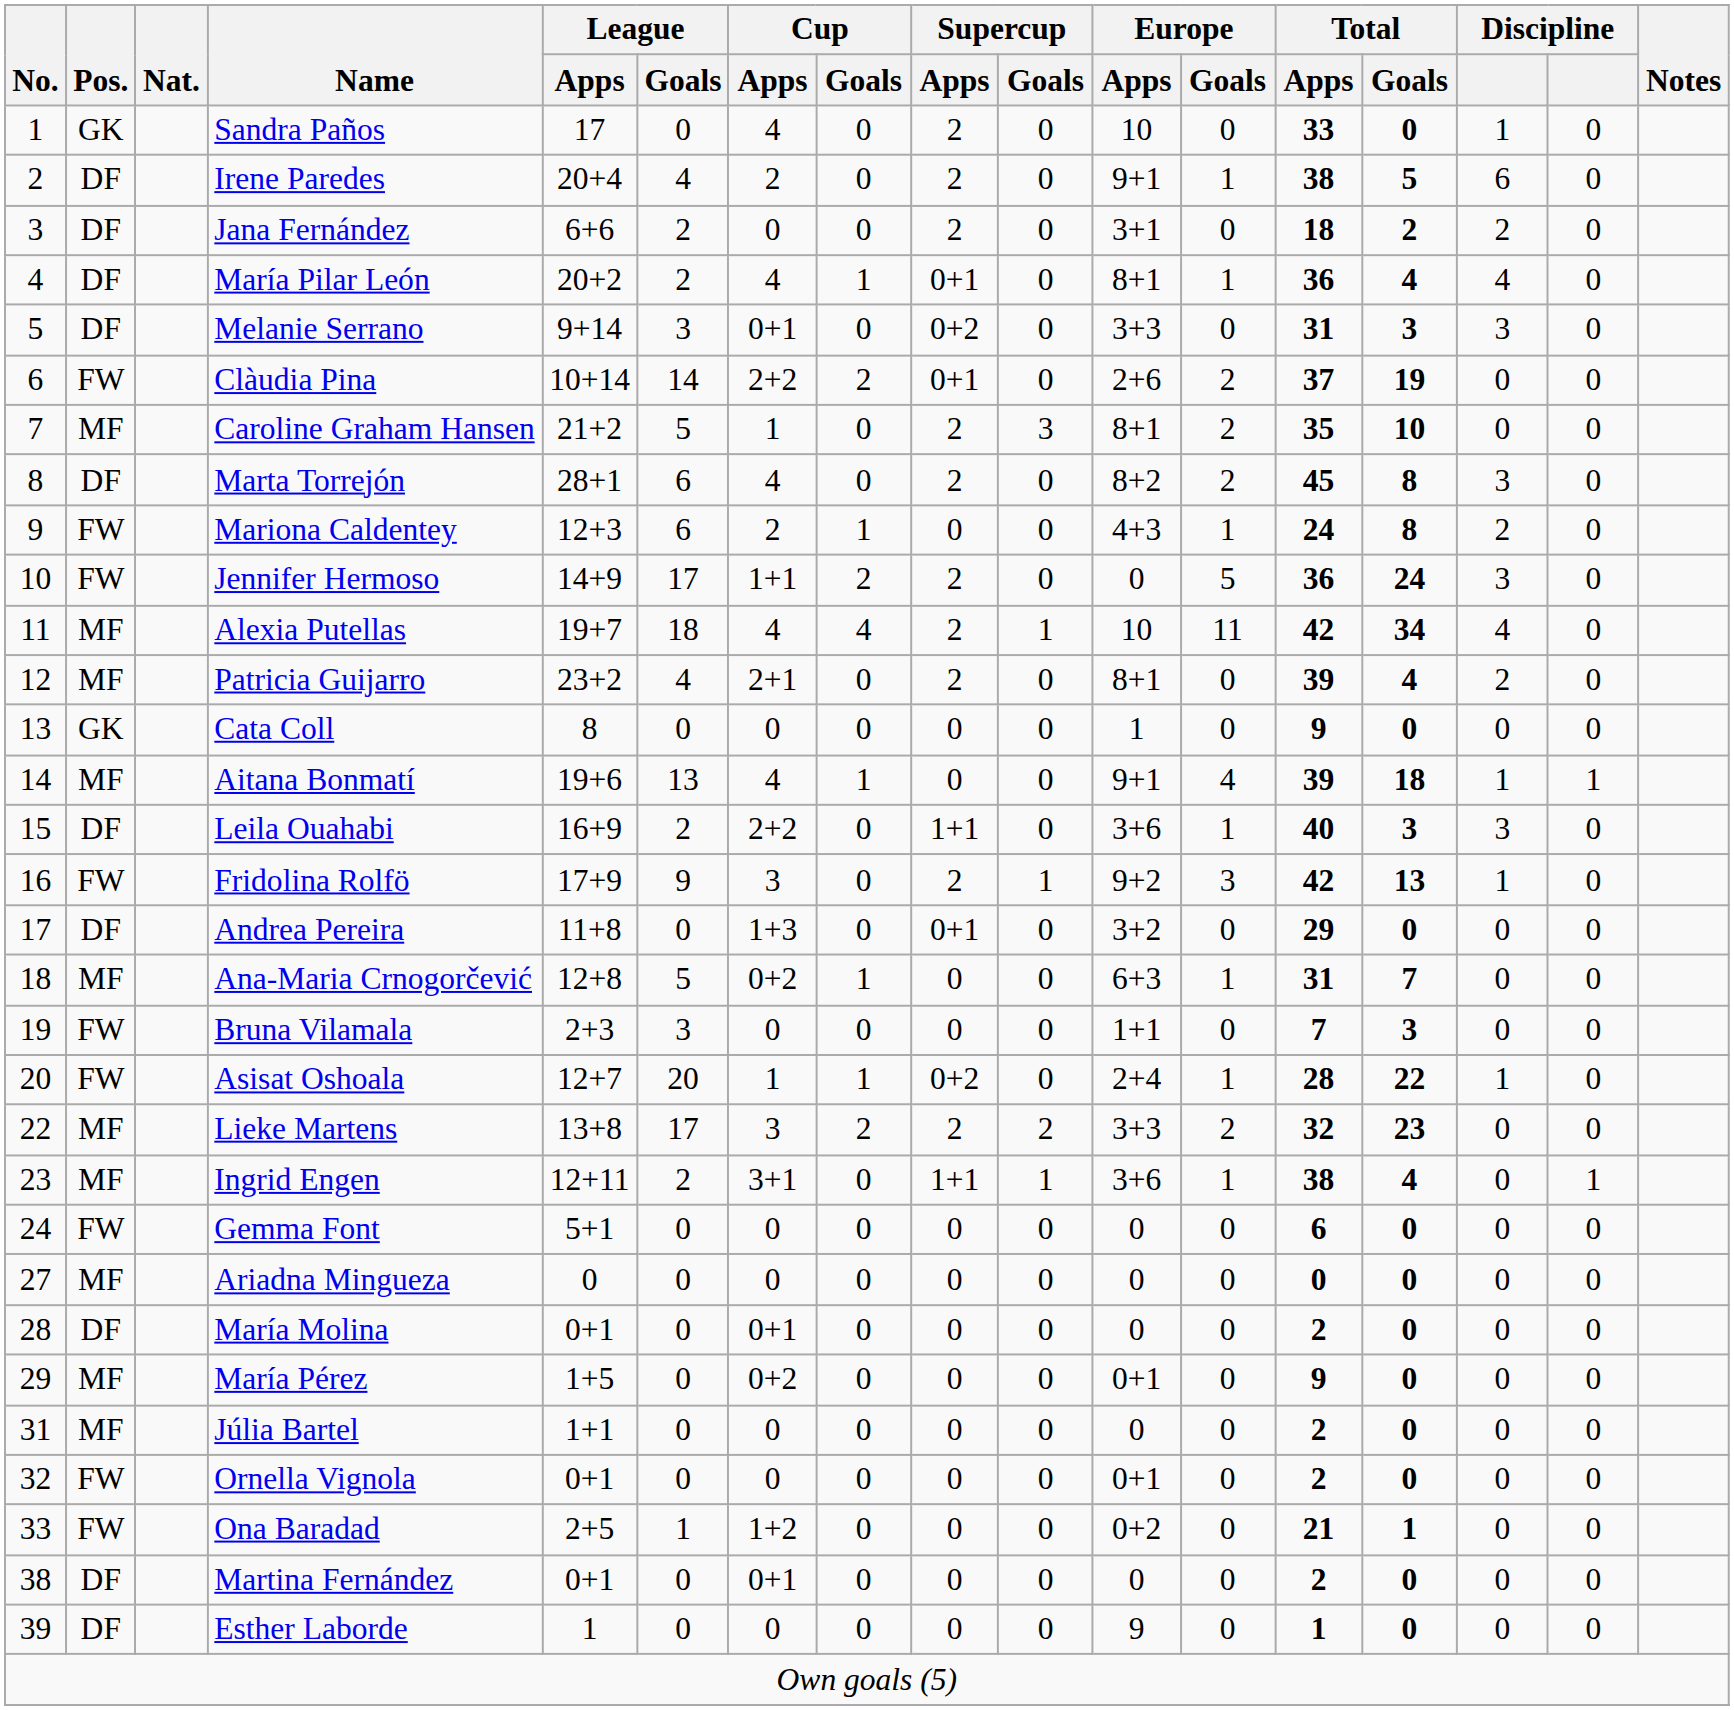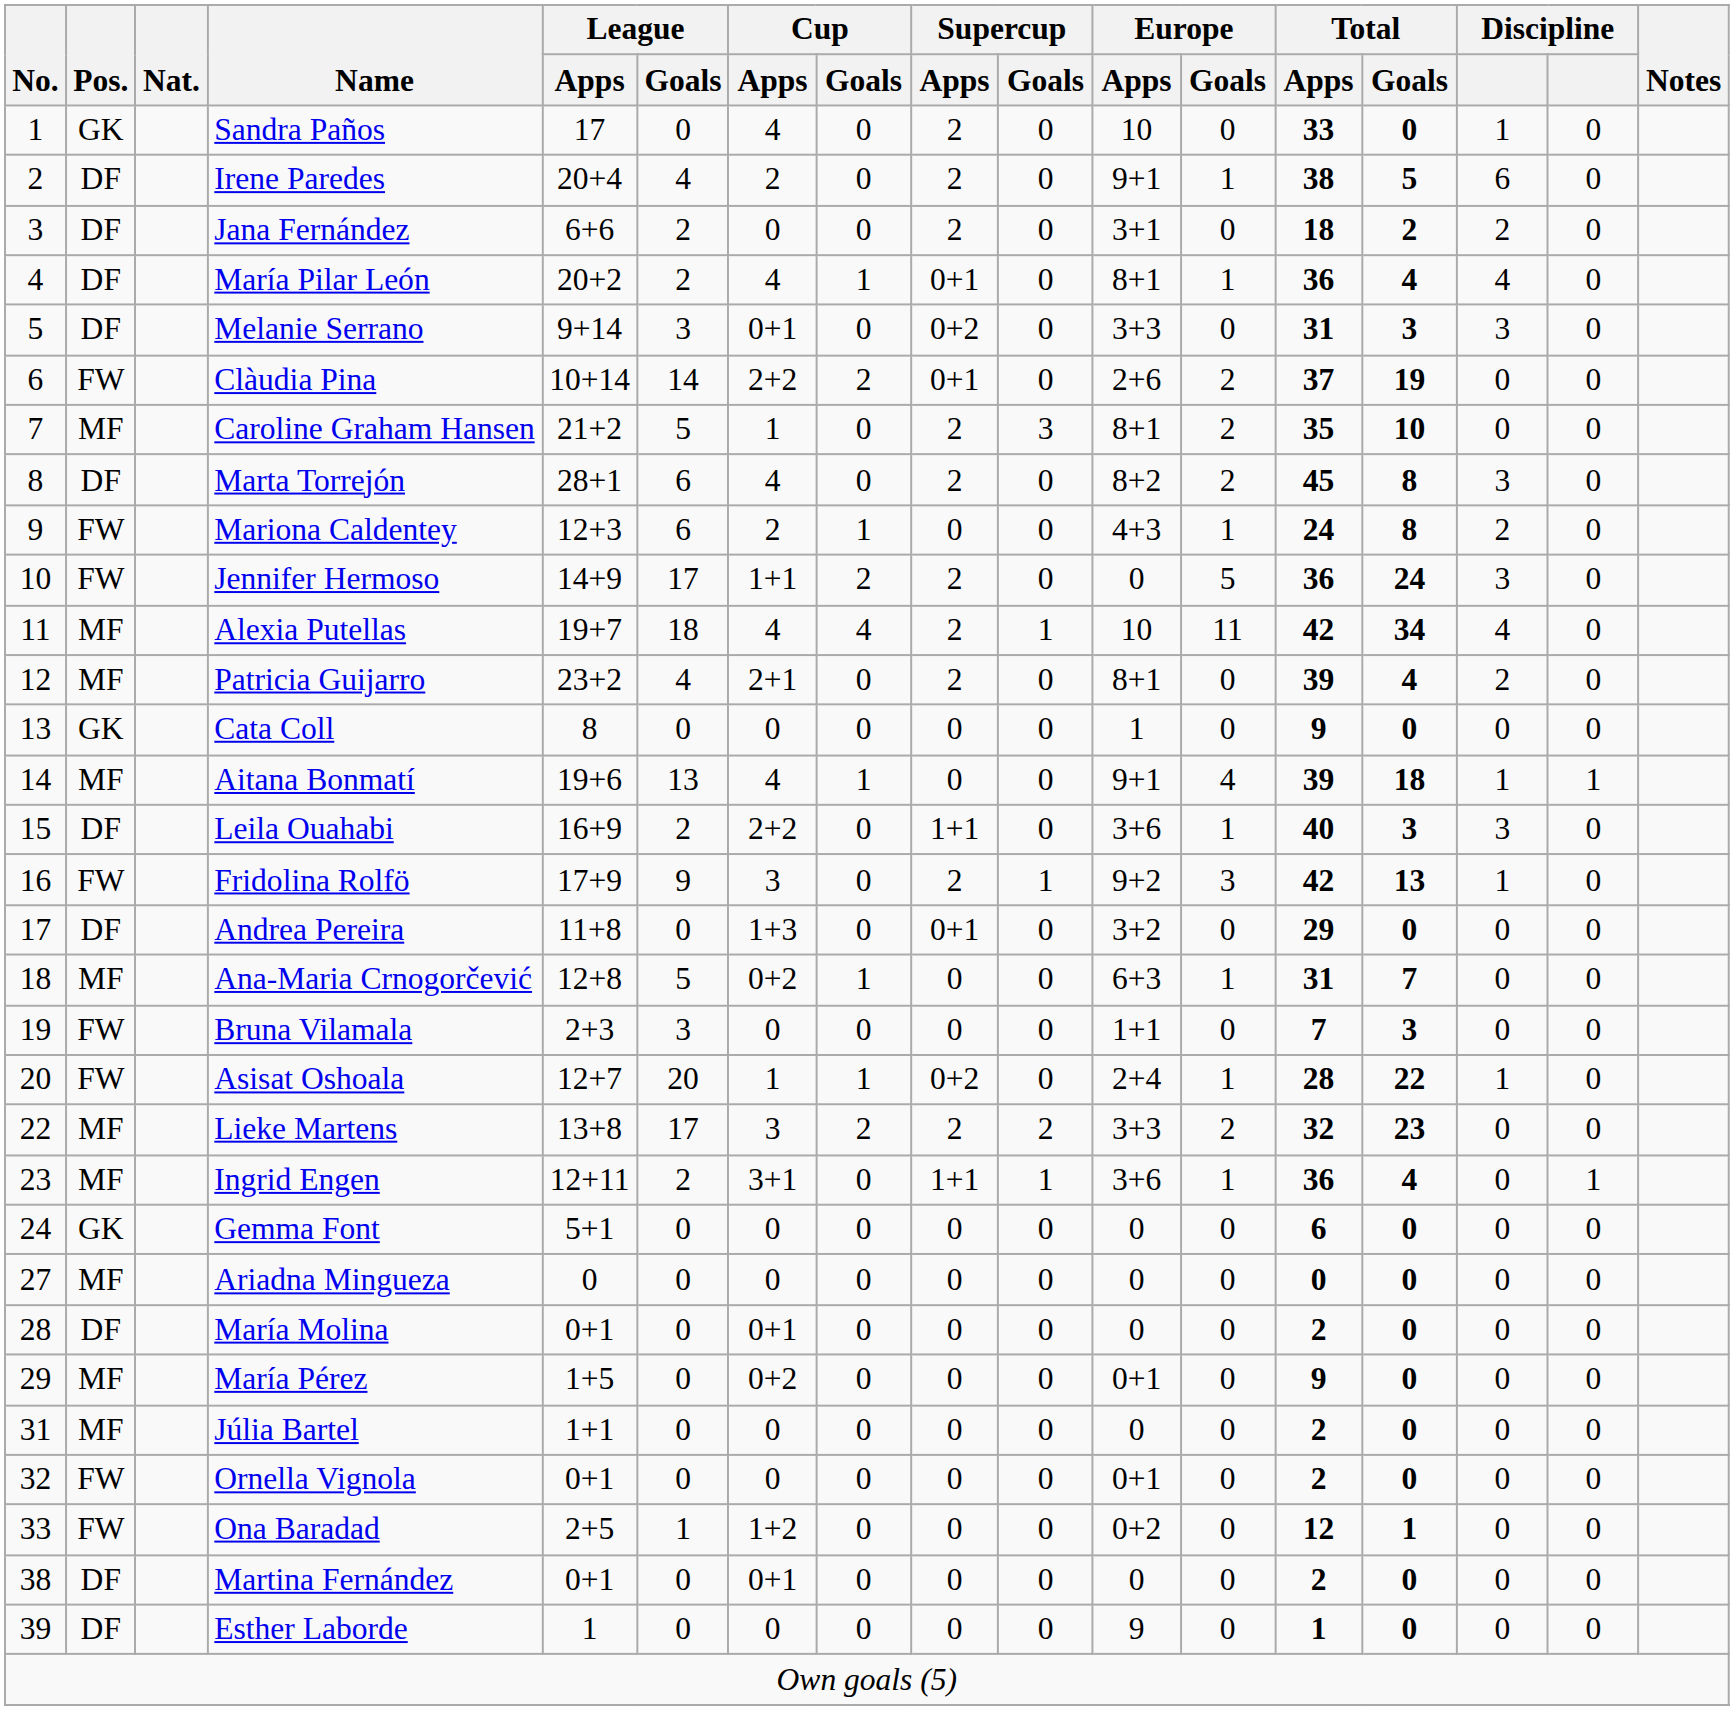(1319, 1179) 38 -> (1319, 1179) 36
(101, 1229) FW -> (101, 1229) GK
(1319, 1529) 21 -> (1319, 1529) 12
